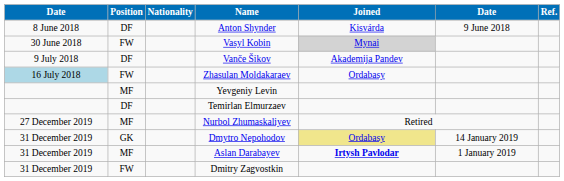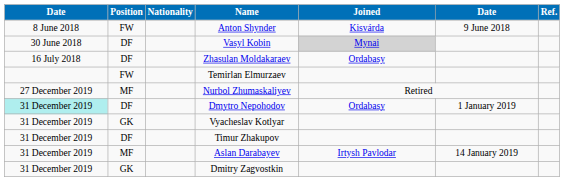(127, 28) DF -> (127, 28) FW
(127, 44) FW -> (127, 44) DF
- row: (247, 59)
(56, 75) lightblue background -> (56, 59) no background
(127, 75) FW -> (127, 59) DF
- row: (247, 91)
(127, 106) DF -> (127, 75) FW
(56, 138) no background -> (56, 106) paleturquoise background
(127, 138) GK -> (127, 106) DF
(367, 138) khaki background -> (367, 106) no background
(487, 138) 14 January 2019 -> (487, 106) 1 January 2019
+ row: (247, 122)
+ row: (247, 138)
(367, 153) bold -> (367, 153) normal
(487, 153) 1 January 2019 -> (487, 153) 14 January 2019
(127, 169) FW -> (127, 169) GK
